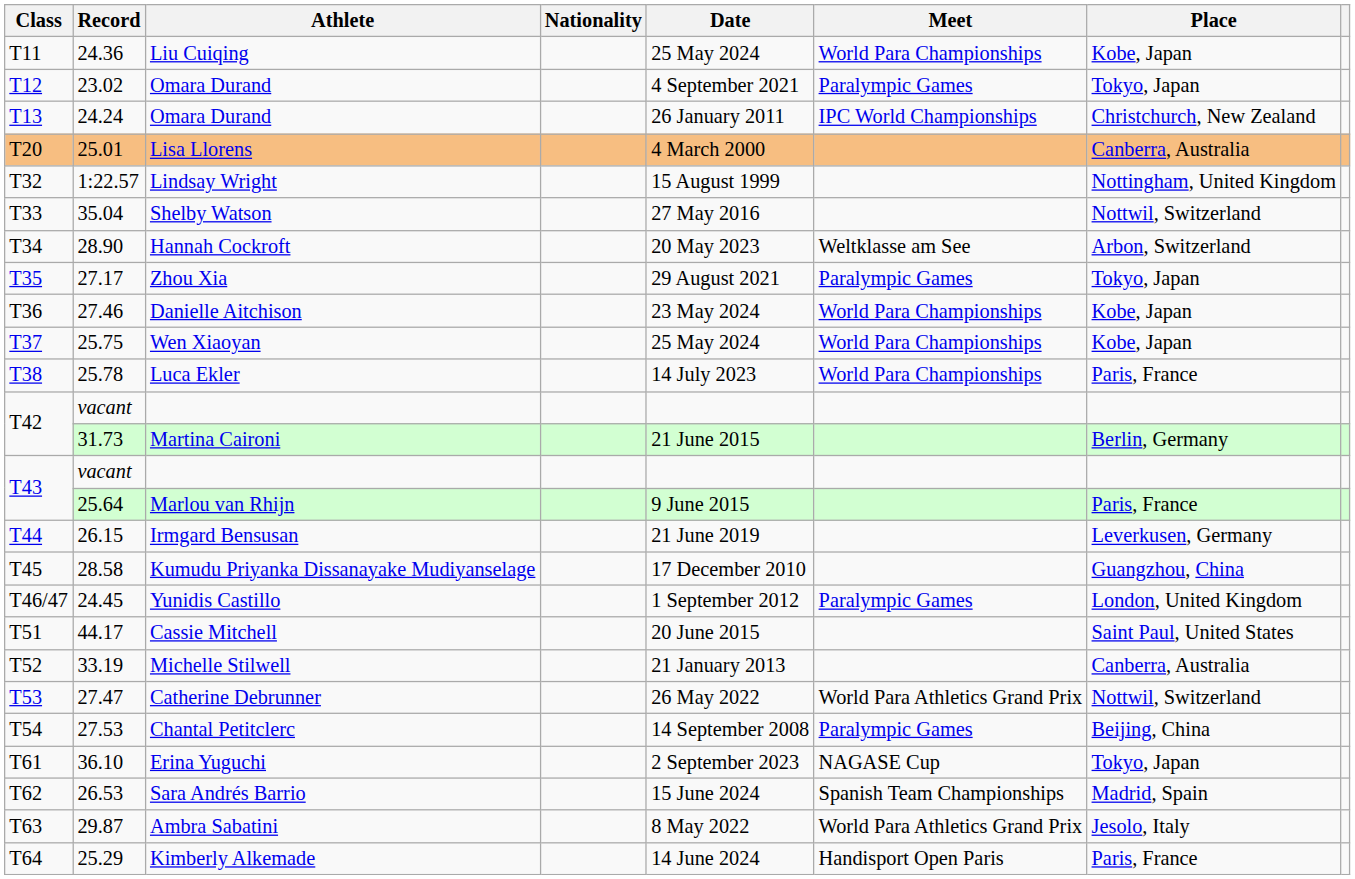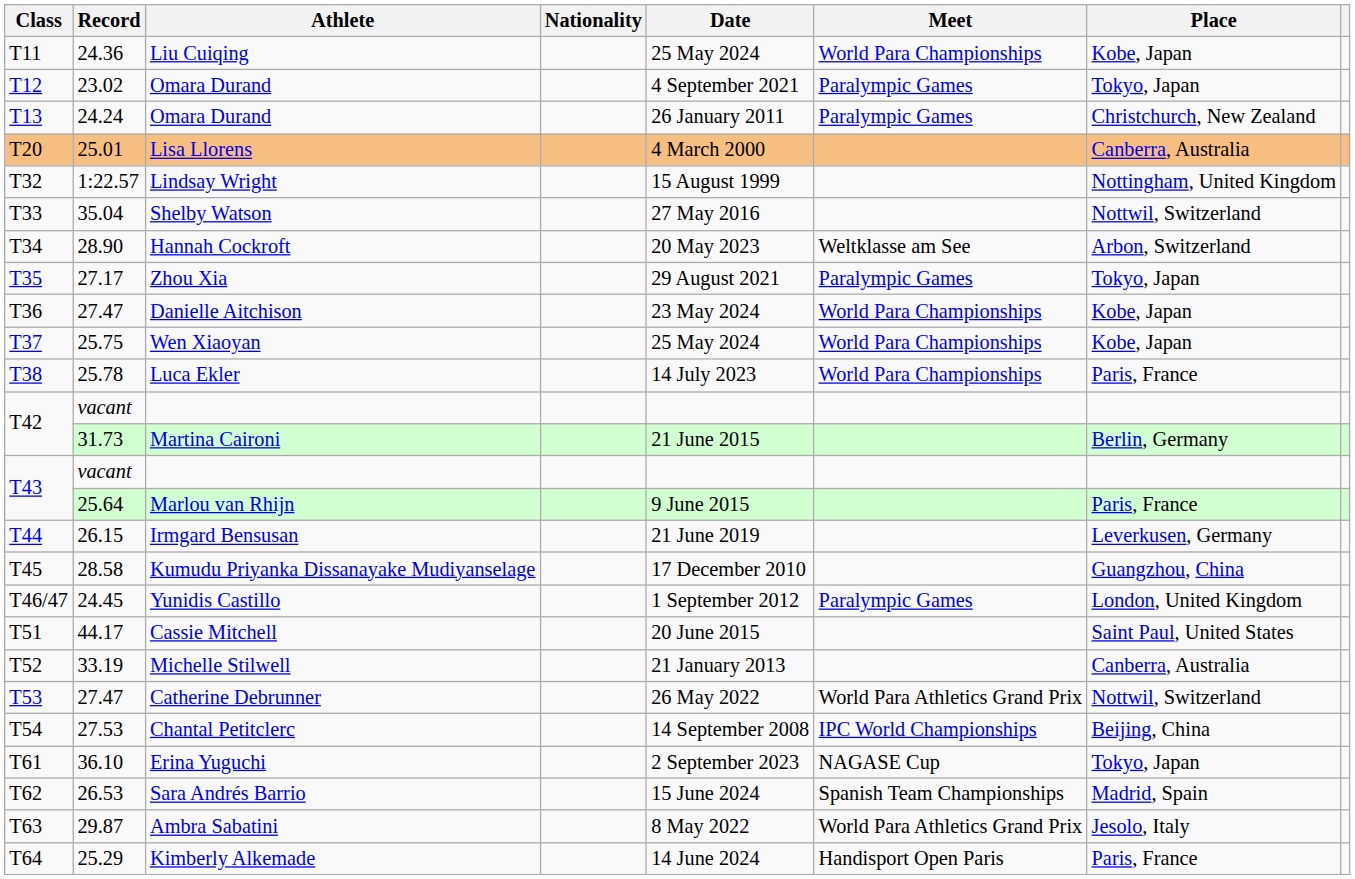(928, 117) IPC World Championships -> (896, 117) Paralympic Games
(100, 310) 27.46 -> (100, 310) 27.47
(896, 729) Paralympic Games -> (928, 729) IPC World Championships
